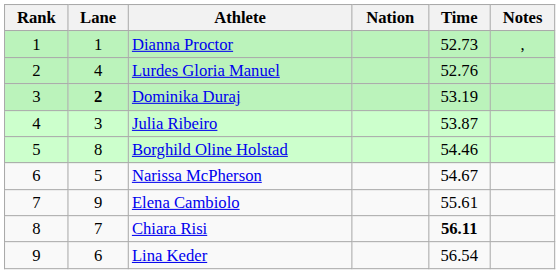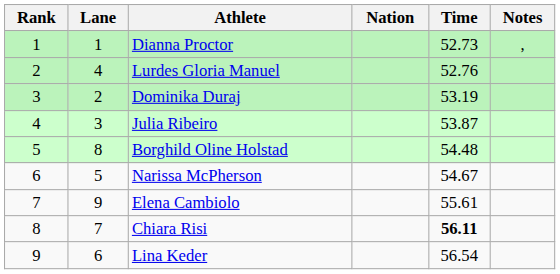(98, 96) bold -> (98, 96) normal
(459, 149) 54.46 -> (459, 149) 54.48
